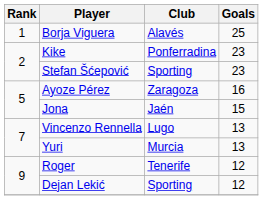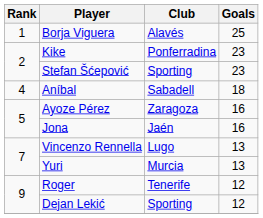+ row: (59, 90)
(238, 109) 15 -> (238, 128) 16
